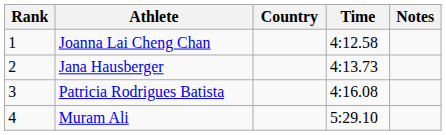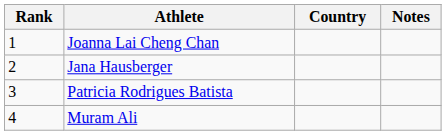- column: (358, 17)
